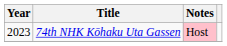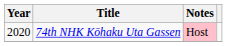(19, 32) 2023 -> (19, 32) 2020
